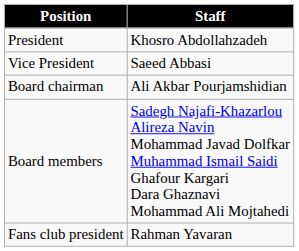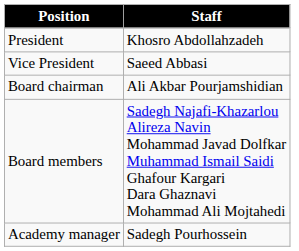- row: (66, 234)
+ row: (64, 234)
